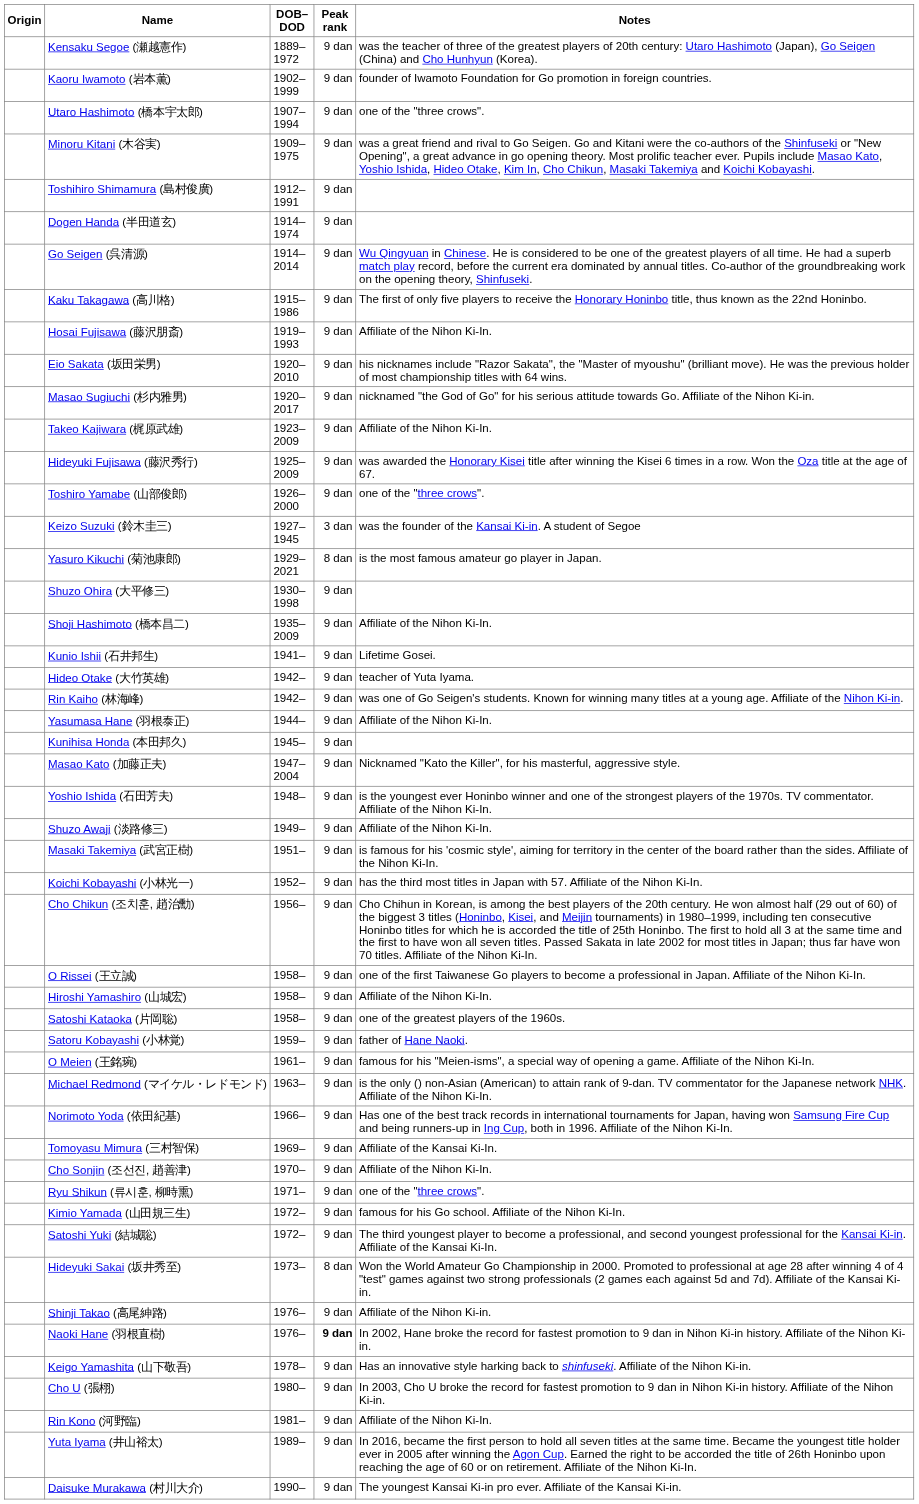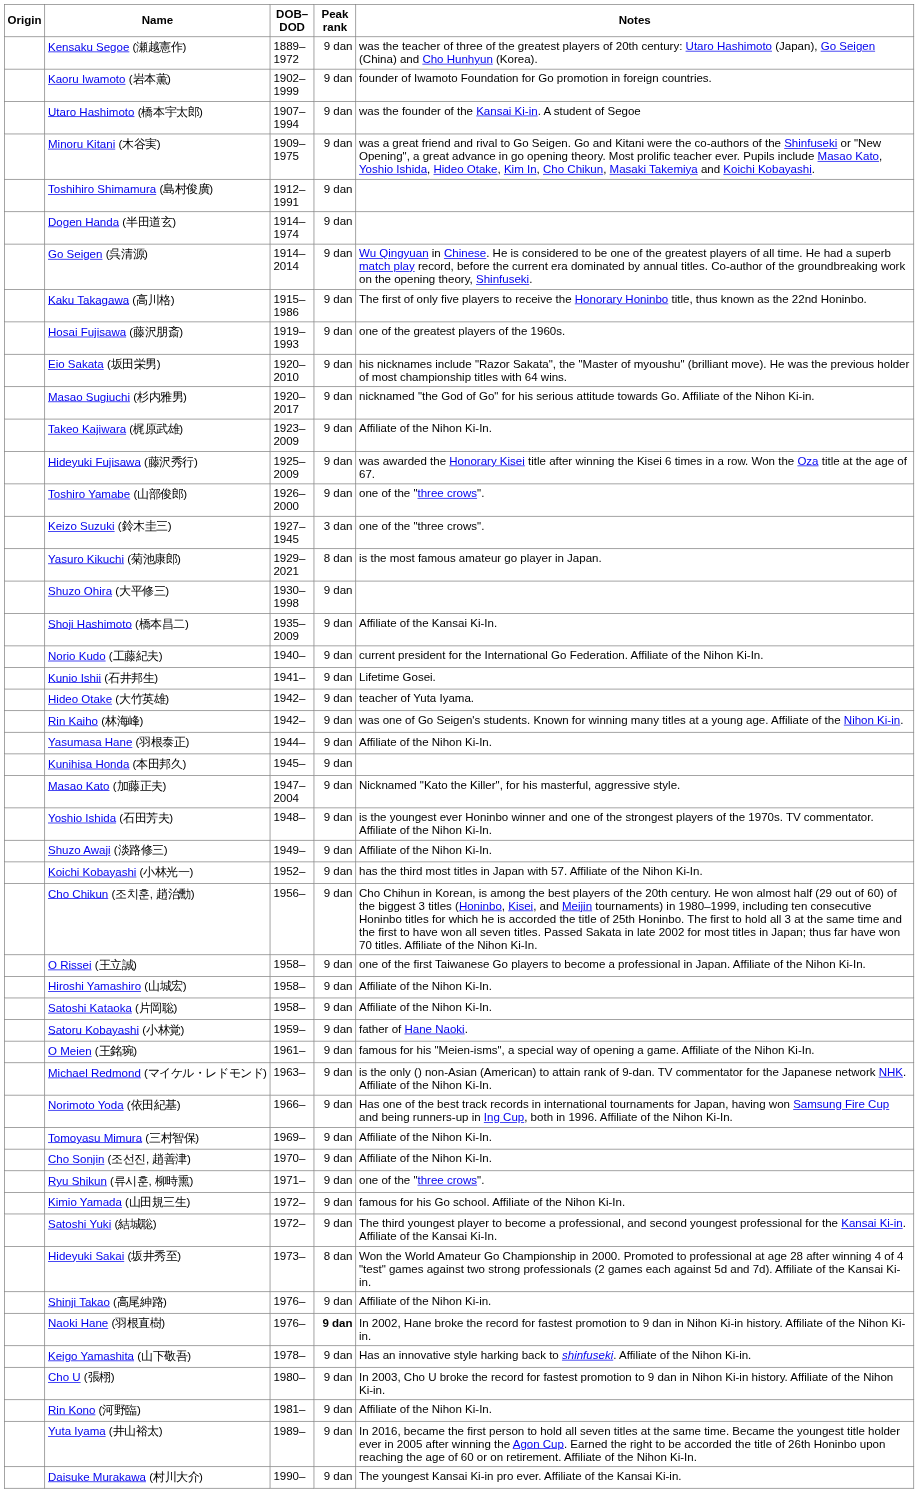(422, 111) one of the "three crows". -> (500, 111) was the founder of the Kansai Ki-in. A student of Segoe
(425, 331) Affiliate of the Nihon Ki-In. -> (462, 331) one of the greatest players of the 1960s.
(500, 526) was the founder of the Kansai Ki-in. A student of Segoe -> (422, 526) one of the "three crows".
(425, 623) Affiliate of the Nihon Ki-In. -> (428, 623) Affiliate of the Kansai Ki-In.
+ row: (105, 656)
- row: (121, 850)
(462, 1018) one of the greatest players of the 1960s. -> (425, 1007) Affiliate of the Nihon Ki-In.
(428, 1148) Affiliate of the Kansai Ki-In. -> (425, 1137) Affiliate of the Nihon Ki-In.
